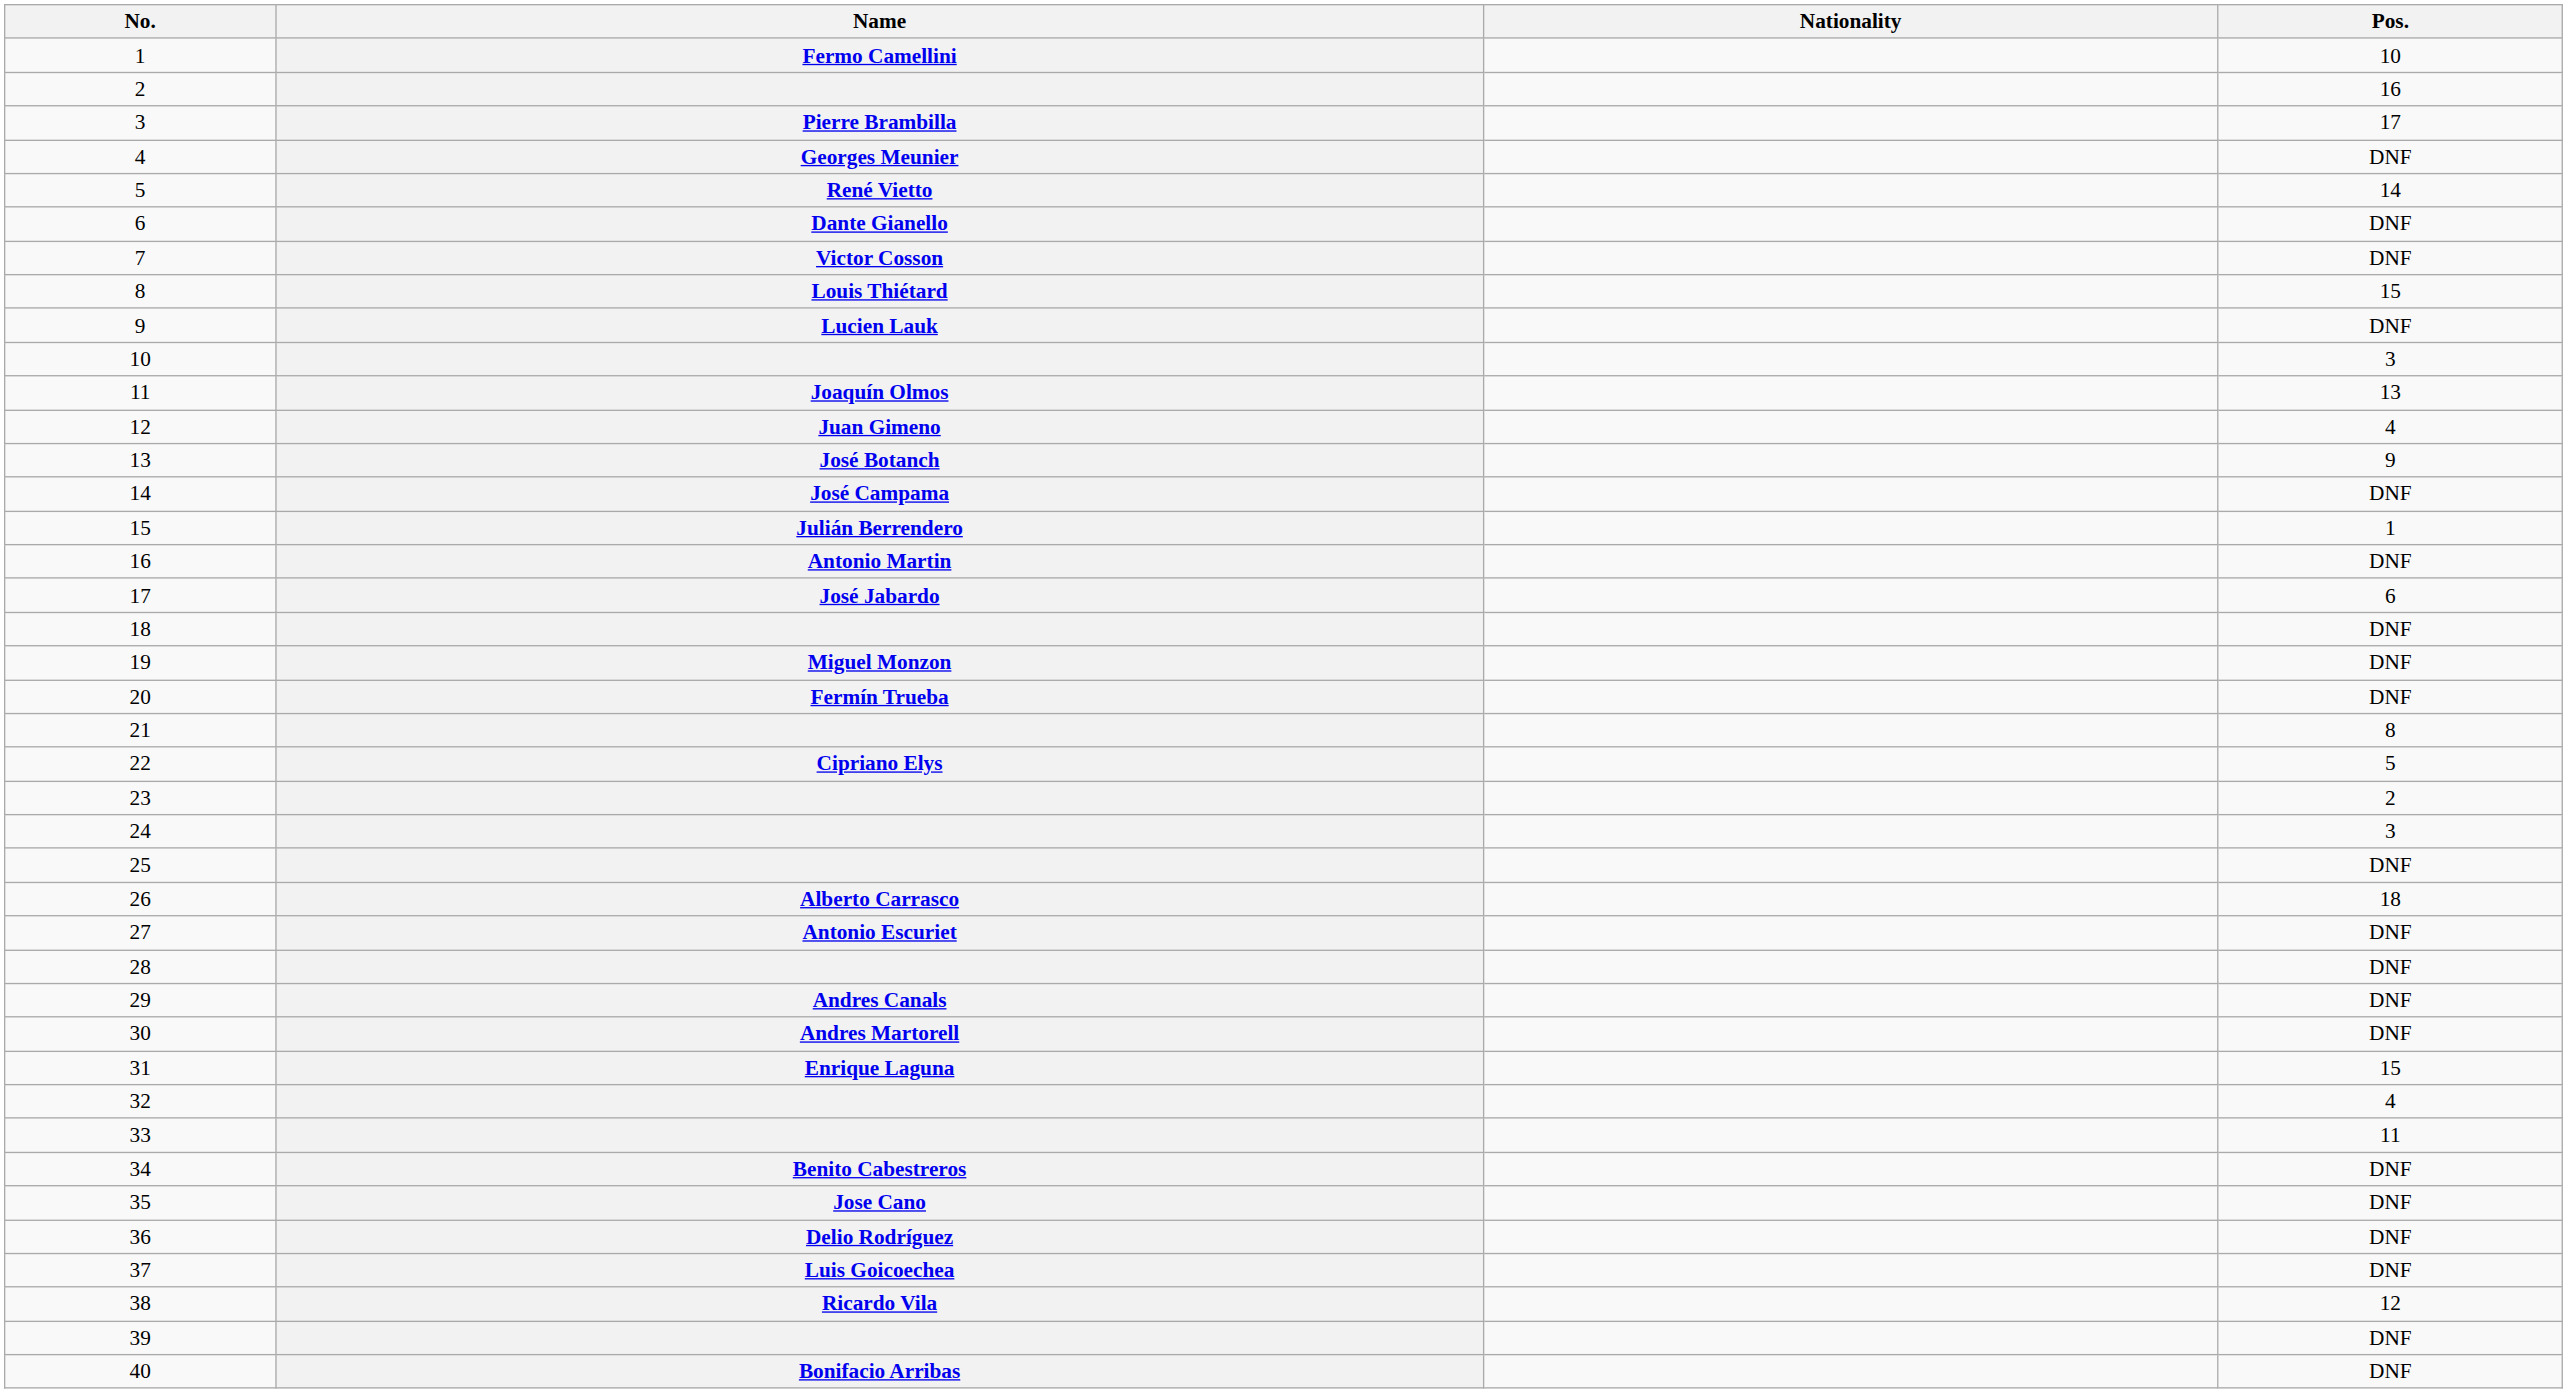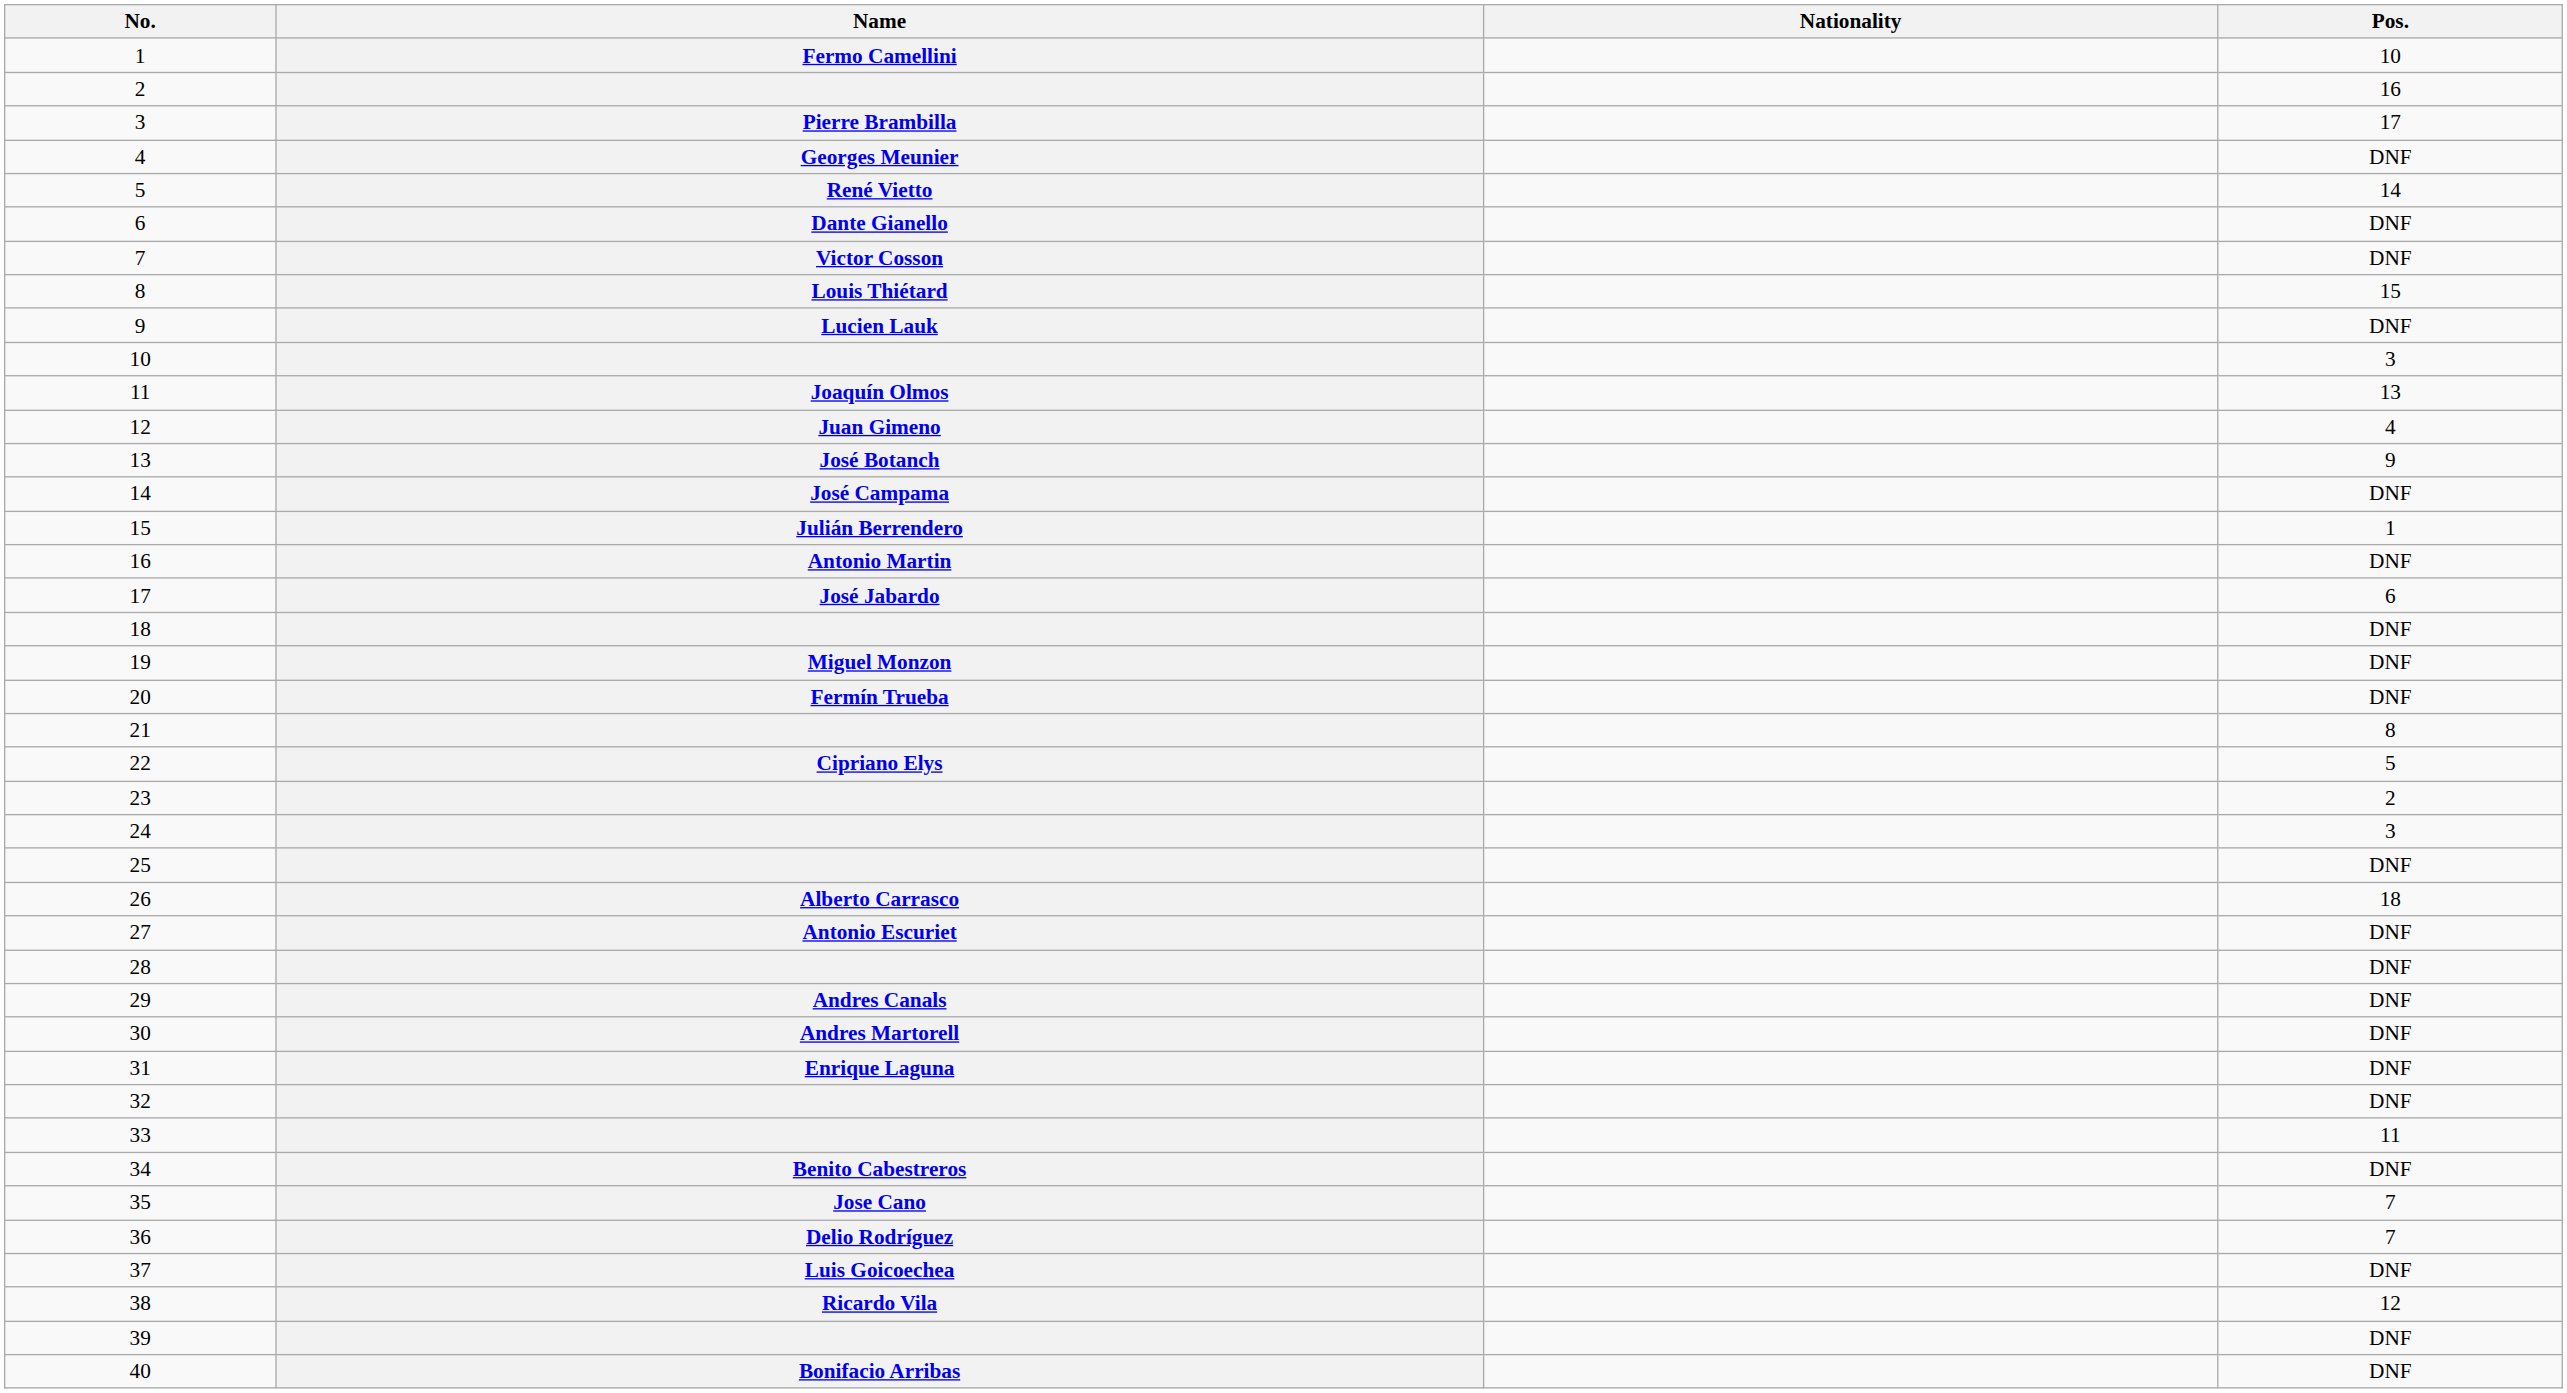(2390, 1067) 15 -> (2390, 1067) DNF
(2390, 1101) 4 -> (2390, 1101) DNF
(2390, 1202) DNF -> (2390, 1202) 7
(2390, 1236) DNF -> (2390, 1236) 7
